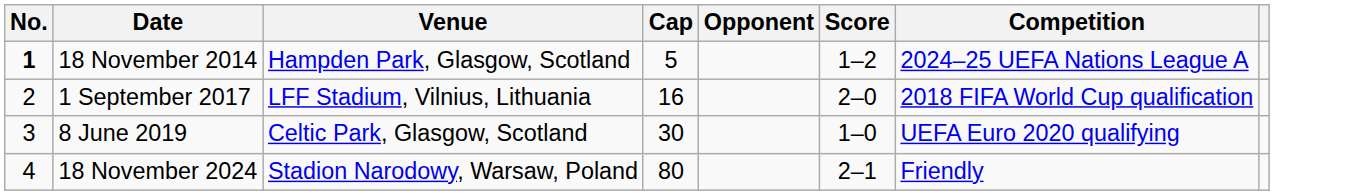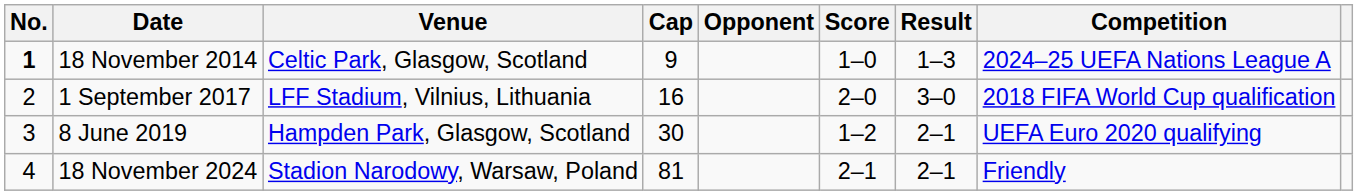+ column: (936, 23)
(449, 60) Hampden Park, Glasgow, Scotland -> (428, 60) Celtic Park, Glasgow, Scotland
(671, 60) 5 -> (671, 60) 9
(857, 60) 1–2 -> (857, 60) 1–0
(428, 134) Celtic Park, Glasgow, Scotland -> (449, 134) Hampden Park, Glasgow, Scotland
(857, 134) 1–0 -> (857, 134) 1–2
(671, 171) 80 -> (671, 171) 81
